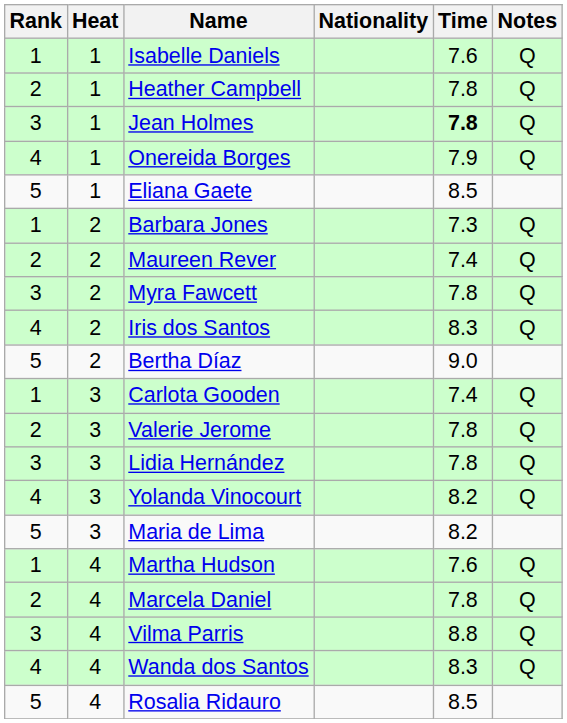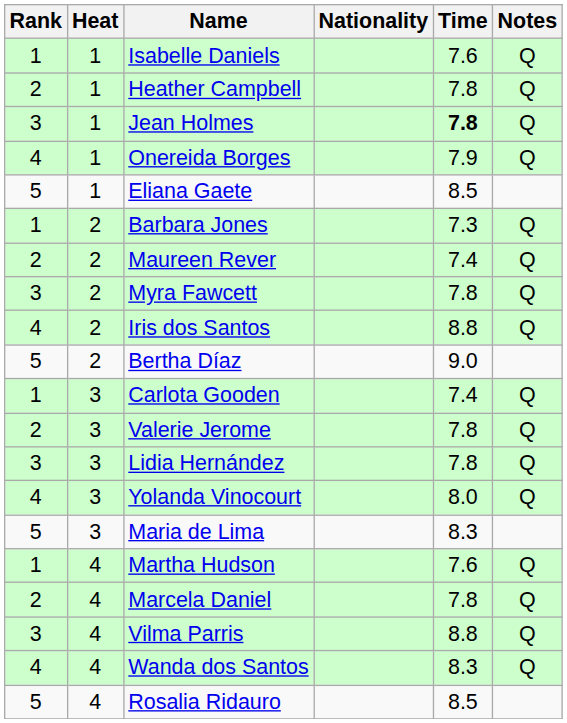(463, 327) 8.3 -> (463, 327) 8.8
(463, 497) 8.2 -> (463, 497) 8.0
(463, 531) 8.2 -> (463, 531) 8.3
